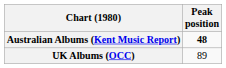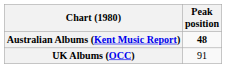(202, 55) 89 -> (202, 55) 91
